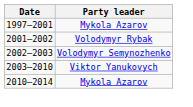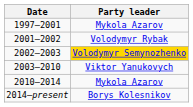(114, 53) no background -> (129, 53) gold background
+ row: (37, 95)
